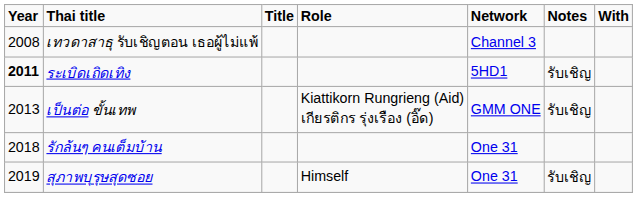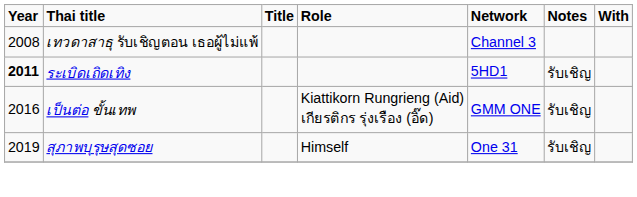(24, 109) 2013 -> (24, 109) 2016
- row: (104, 147)
